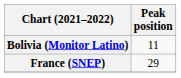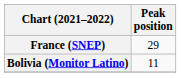rows swapped: (68, 44) <-> (68, 63)
